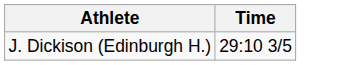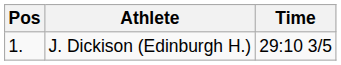+ column: (25, 18)
